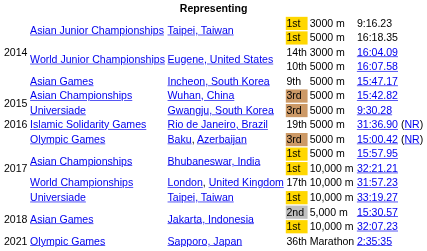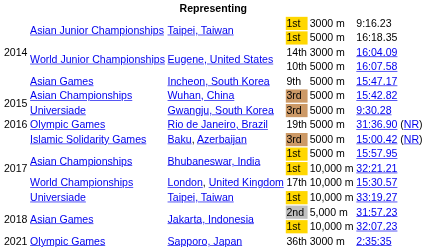(88, 125) Islamic Solidarity Games -> (68, 125) Olympic Games
(68, 139) Olympic Games -> (88, 139) Islamic Solidarity Games
(377, 183) 31:57.23 -> (377, 183) 15:30.57
(377, 212) 15:30.57 -> (377, 212) 31:57.23
(332, 241) Marathon -> (327, 241) 3000 m
